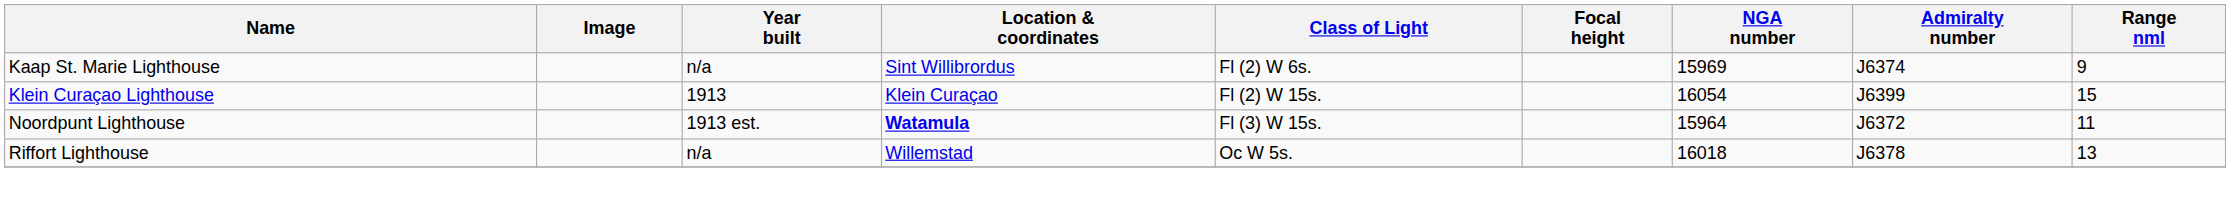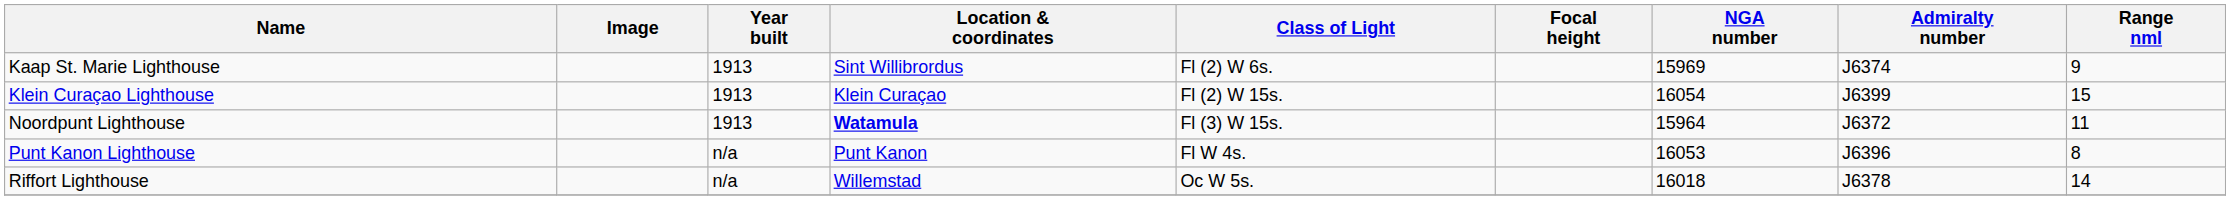(699, 67) n/a -> (732, 67) 1913
(723, 124) 1913 est. -> (732, 124) 1913
+ row: (102, 152)
(2087, 152) 13 -> (2081, 180) 14
